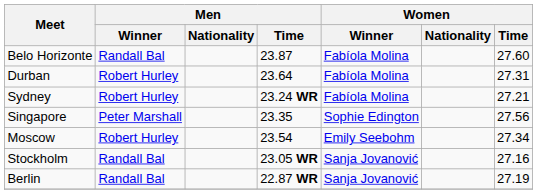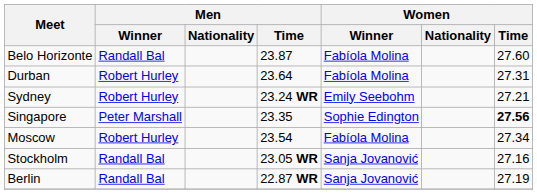(366, 96) Fabíola Molina -> (369, 96) Emily Seebohm
(513, 117) normal -> (513, 117) bold
(369, 138) Emily Seebohm -> (366, 138) Fabíola Molina
